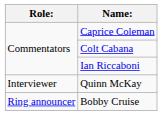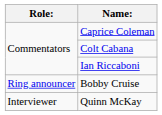rows swapped: (110, 101) <-> (111, 83)
